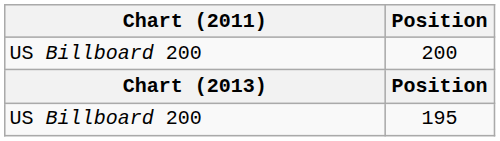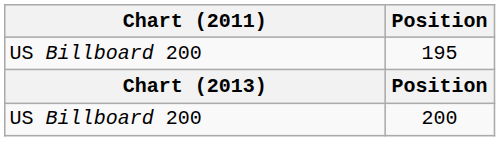rows swapped: (439, 119) <-> (439, 54)
